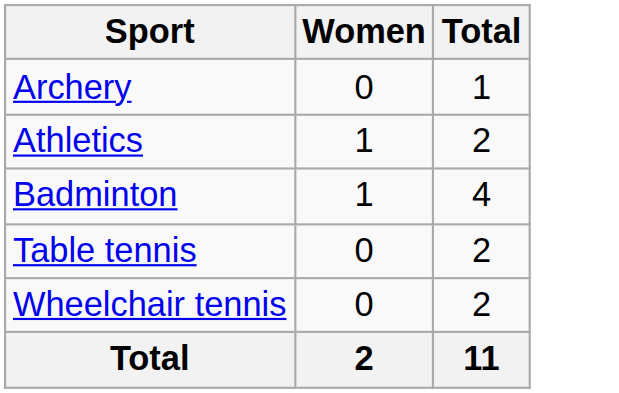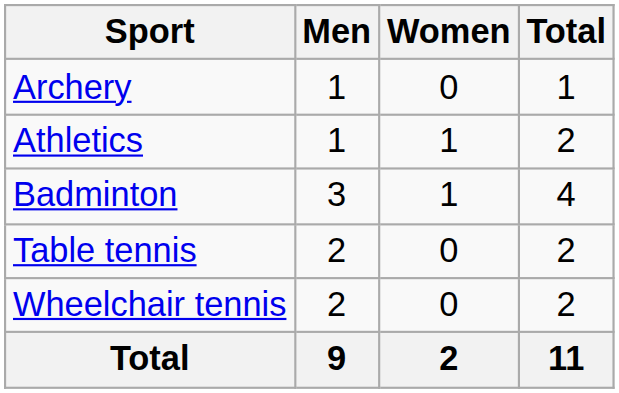+ column: (337, 31)
